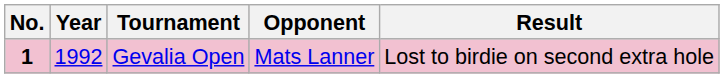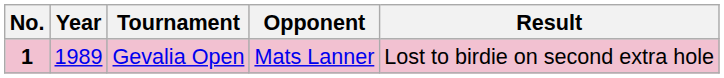(78, 56) 1992 -> (78, 56) 1989
